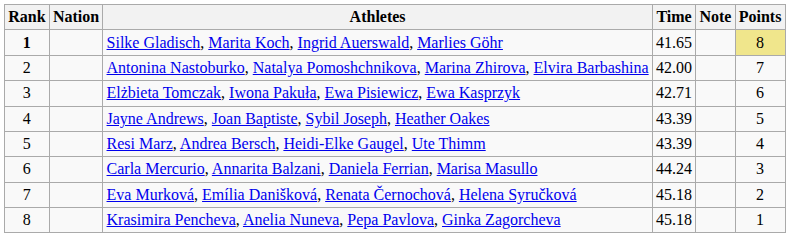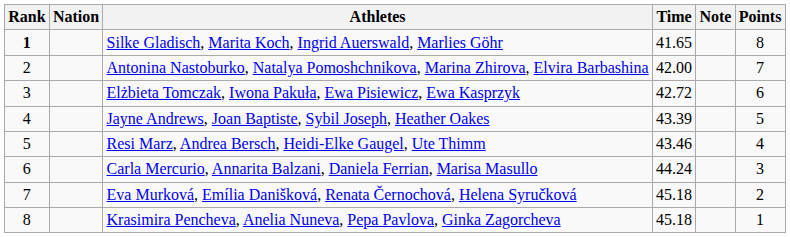(760, 42) khaki background -> (760, 42) no background
(674, 93) 42.71 -> (674, 93) 42.72
(674, 144) 43.39 -> (674, 144) 43.46
